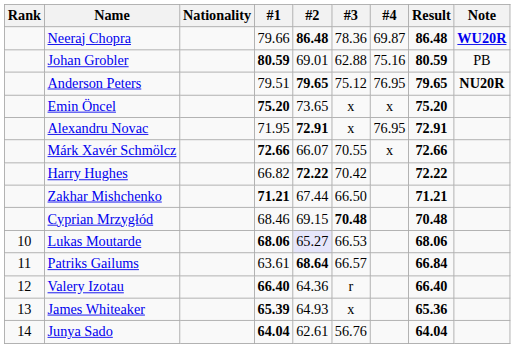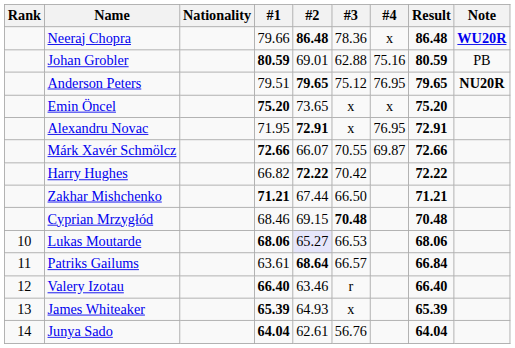(389, 38) 69.87 -> (389, 38) x
(389, 151) x -> (389, 151) 69.87
(312, 286) 64.36 -> (312, 286) 63.46
(431, 309) 65.36 -> (431, 309) 65.39
